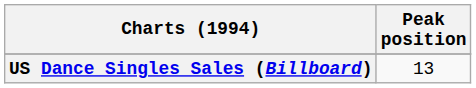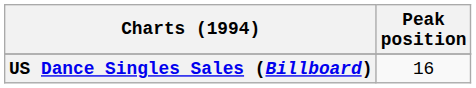(424, 69) 13 -> (424, 69) 16
